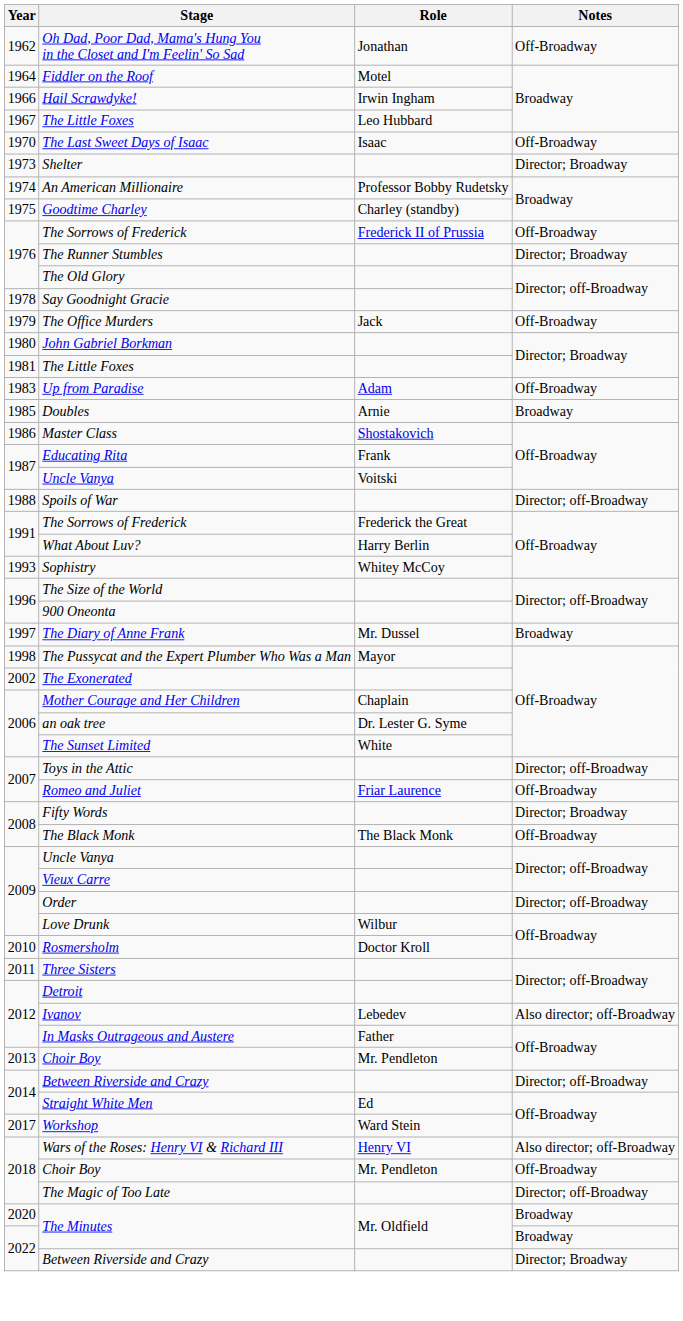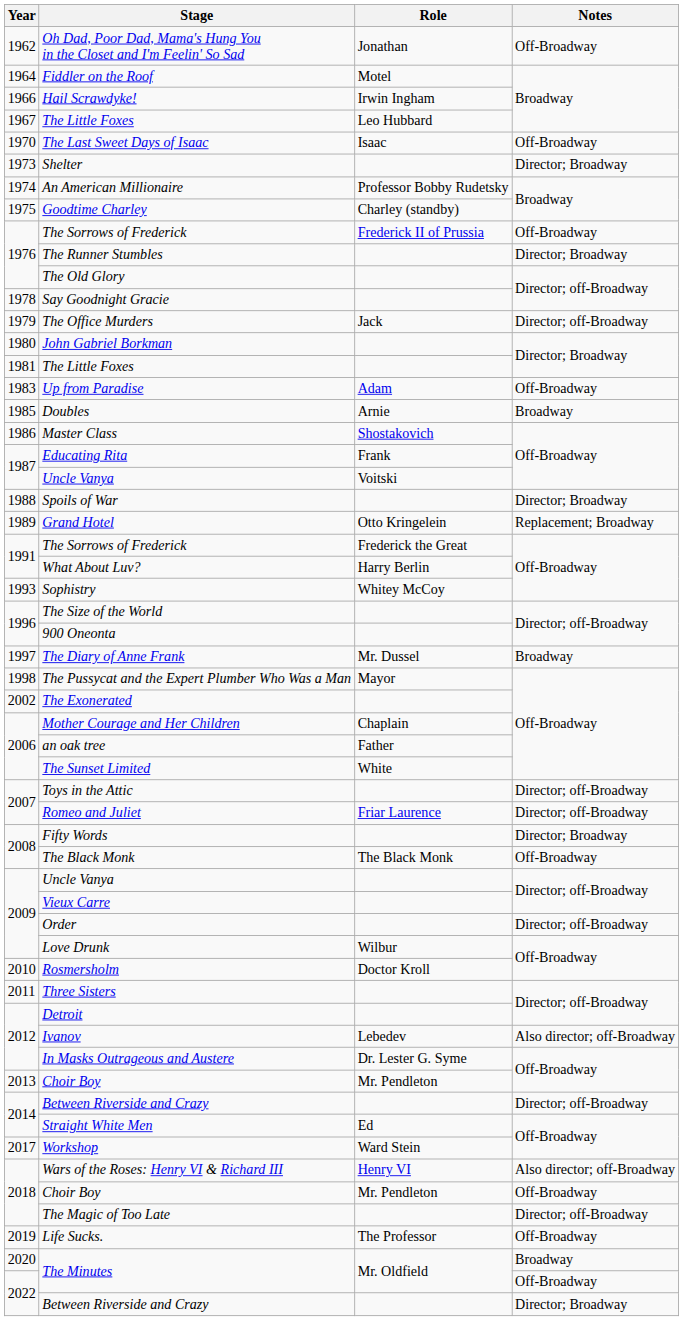(556, 321) Off-Broadway -> (582, 321) Director; off-Broadway
(582, 500) Director; off-Broadway -> (571, 500) Director; Broadway
+ row: (22, 522)
(412, 723) Dr. Lester G. Syme -> (376, 746) Father
(556, 790) Off-Broadway -> (582, 813) Director; off-Broadway
(376, 1036) Father -> (412, 1058) Dr. Lester G. Syme
+ row: (22, 1237)
(544, 1237) Broadway -> (556, 1281) Off-Broadway
